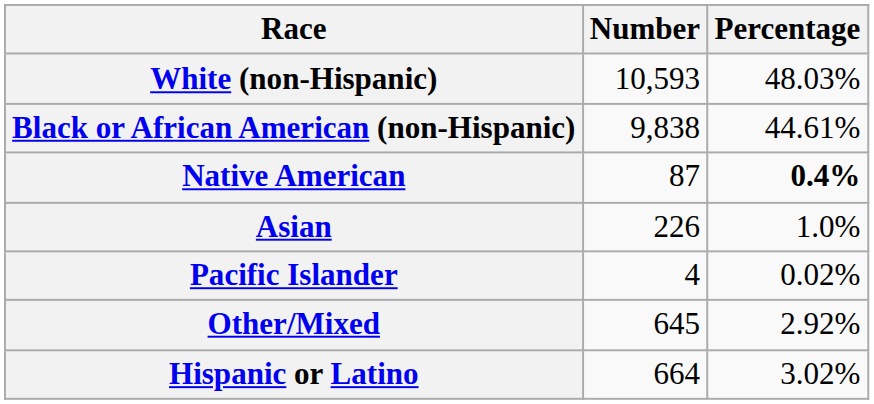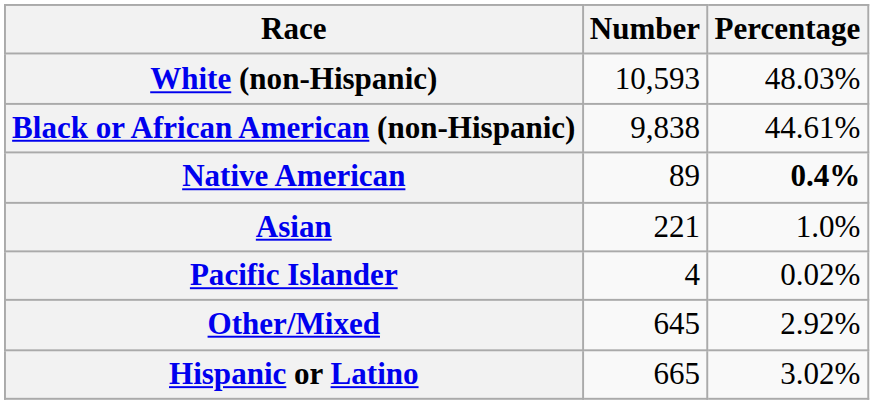(685, 176) 87 -> (685, 176) 89
(677, 226) 226 -> (677, 226) 221
(677, 373) 664 -> (677, 373) 665
